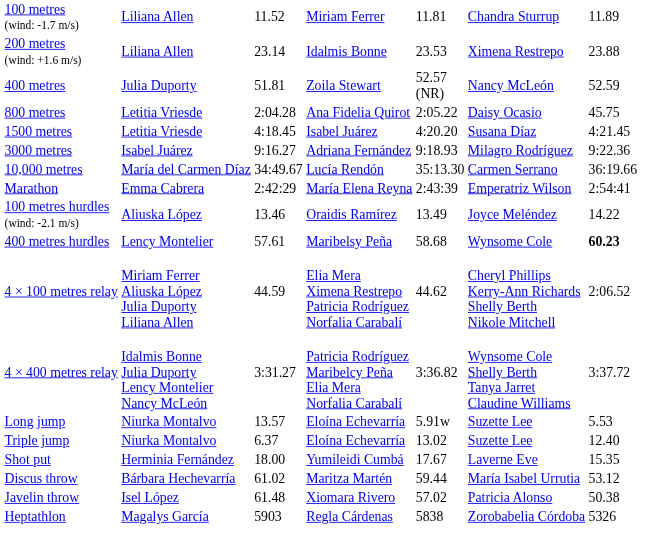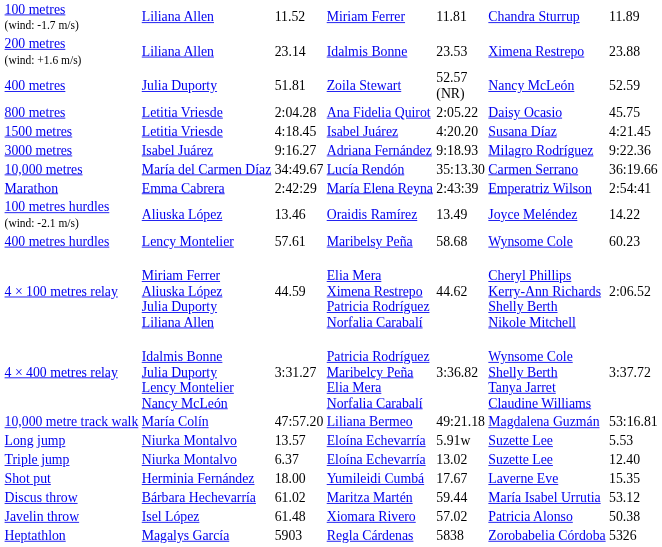(604, 241) bold -> (625, 241) normal
+ row: (71, 422)
